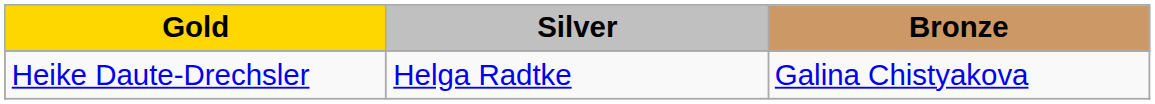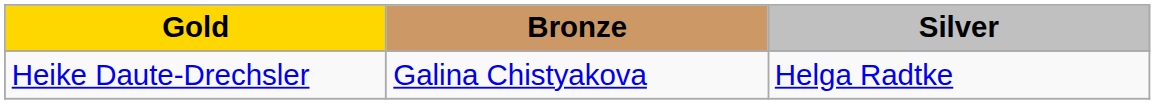columns swapped: (577, 27) <-> (959, 27)
